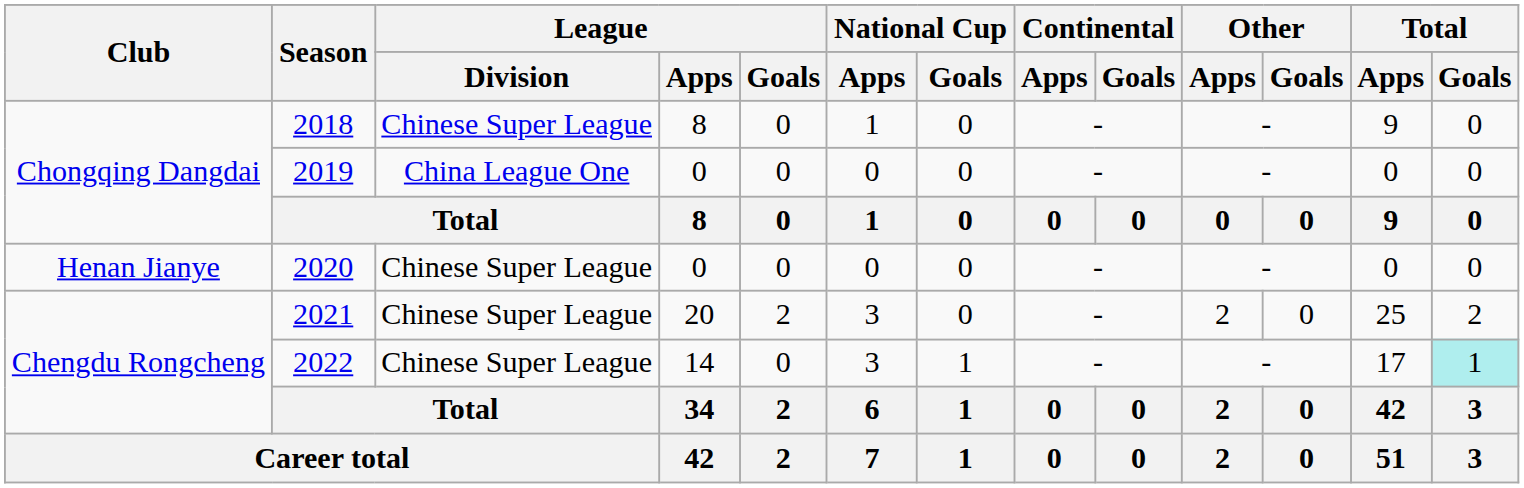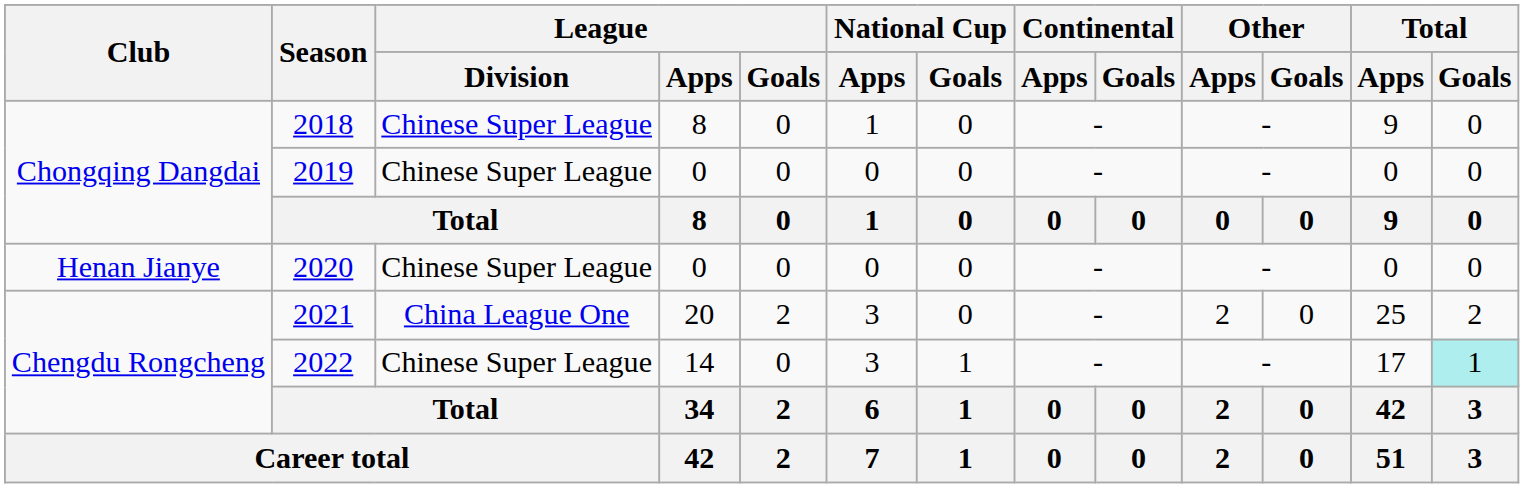(517, 171) China League One -> (517, 171) Chinese Super League
(517, 314) Chinese Super League -> (517, 314) China League One
